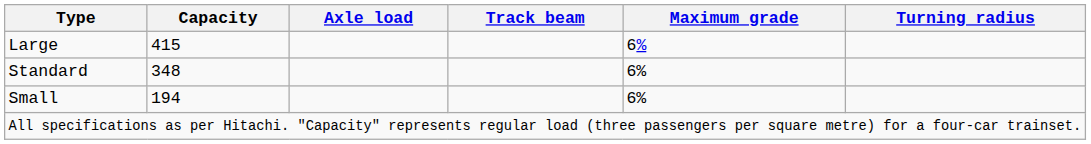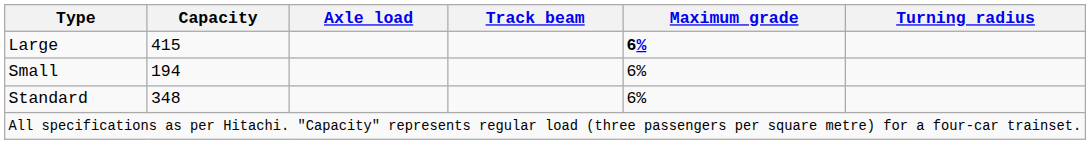(636, 45) normal -> (636, 45) bold
rows swapped: (48, 72) <-> (33, 99)
